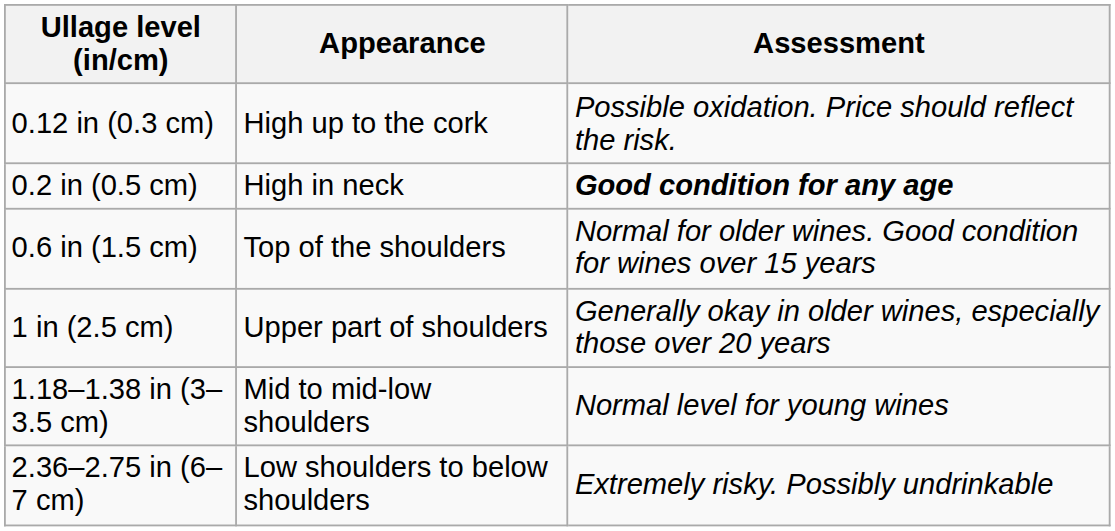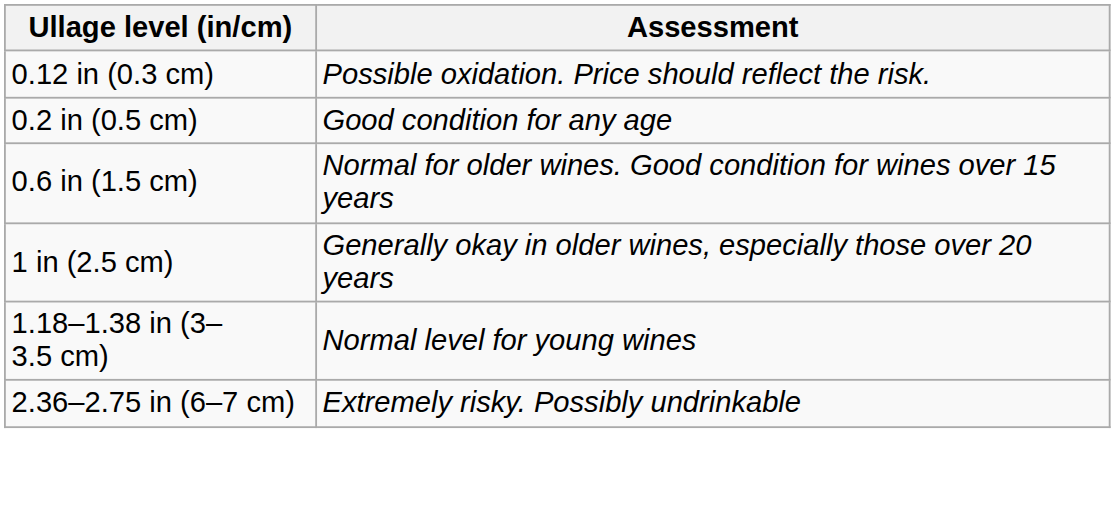- column: (402, 43)
(764, 185) bold -> (497, 119) normal
